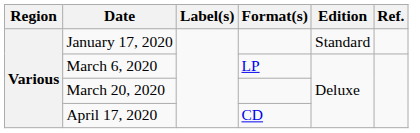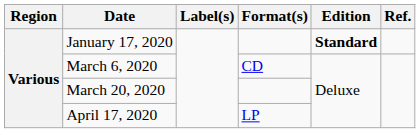(343, 41) normal -> (346, 41) bold
(251, 66) LP -> (252, 66) CD
(252, 115) CD -> (251, 115) LP
